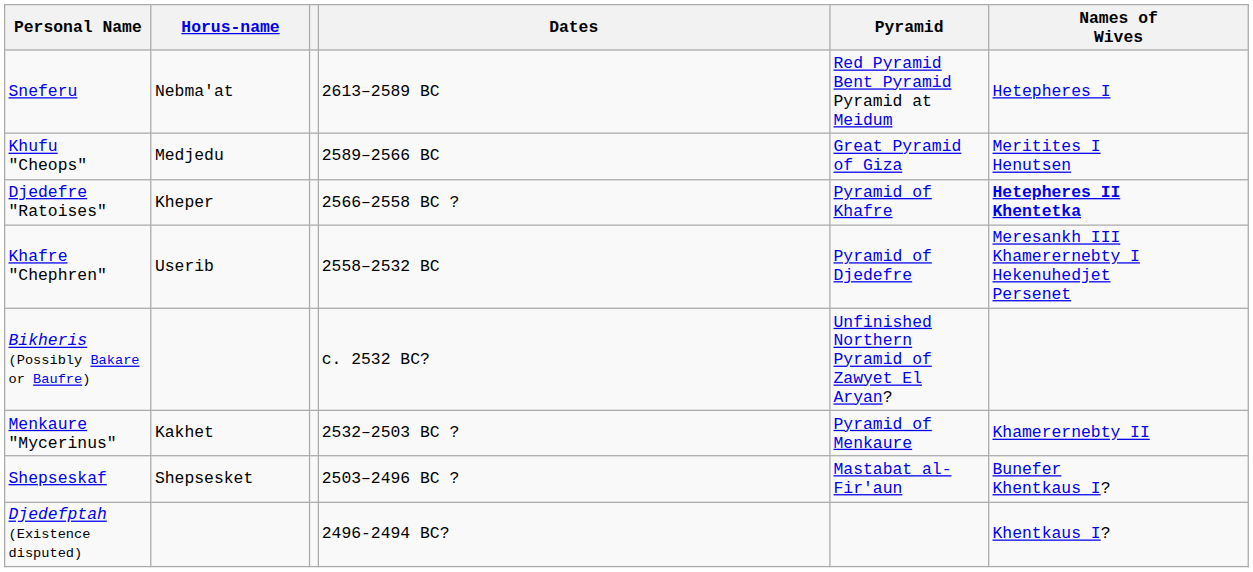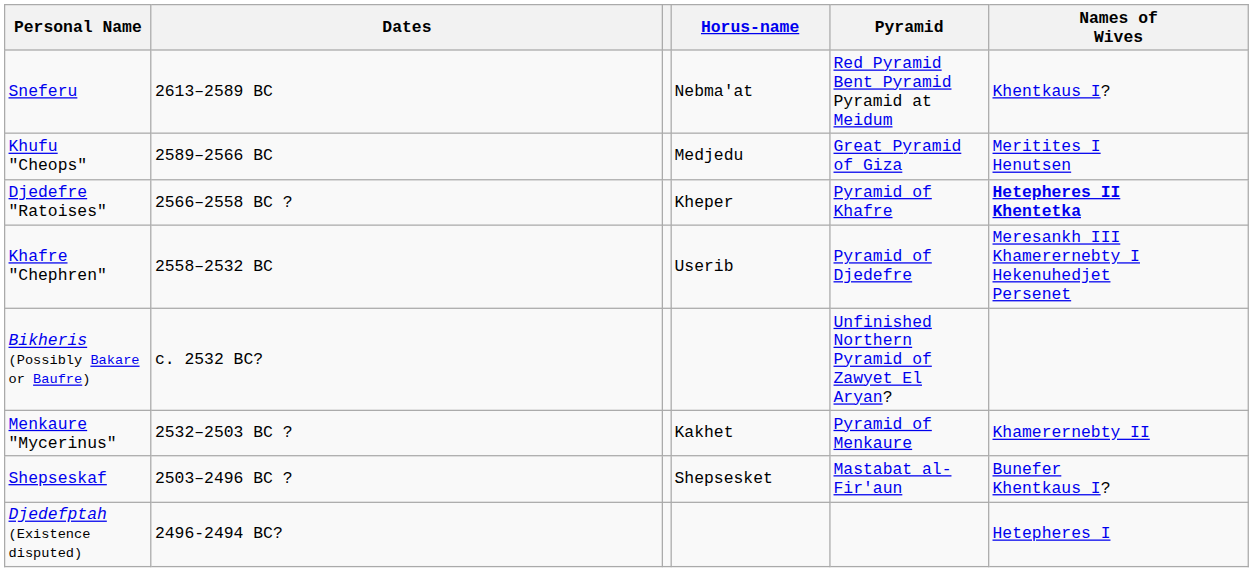columns swapped: (231, 27) <-> (574, 27)
(1051, 92) Hetepheres I -> (1052, 92) Khentkaus I?
(1052, 534) Khentkaus I? -> (1051, 534) Hetepheres I
